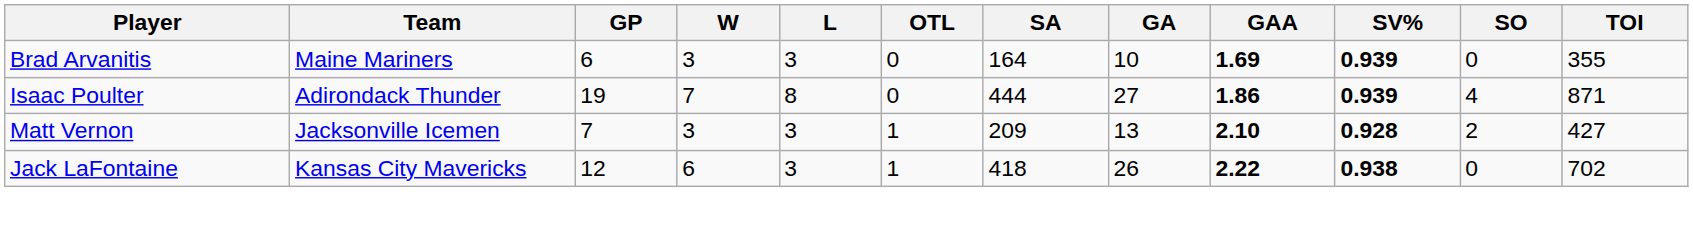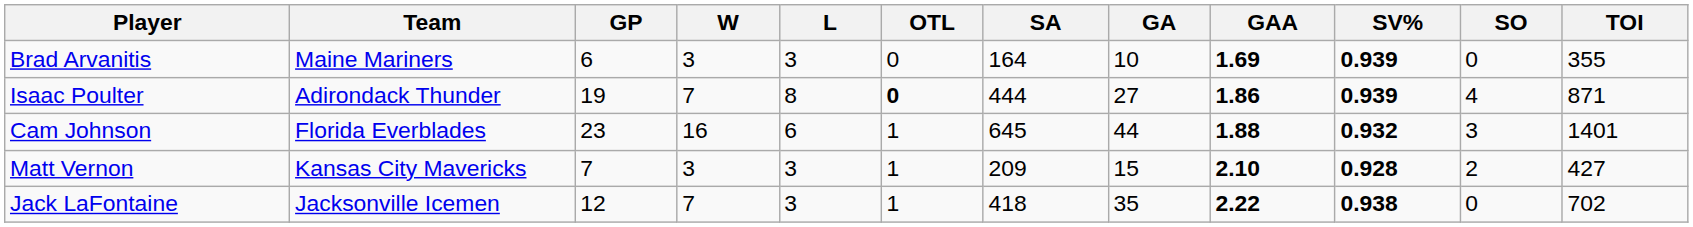(893, 95) normal -> (893, 95) bold
+ row: (81, 131)
(397, 131) Jacksonville Icemen -> (411, 167) Kansas City Mavericks
(1126, 131) 13 -> (1126, 167) 15
(411, 167) Kansas City Mavericks -> (397, 204) Jacksonville Icemen
(689, 167) 6 -> (689, 204) 7
(1126, 167) 26 -> (1126, 204) 35
